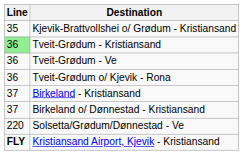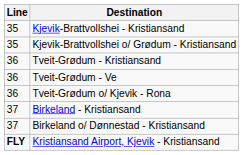+ row: (108, 28)
(12, 45) lightgreen background -> (12, 61) no background
- row: (108, 126)
